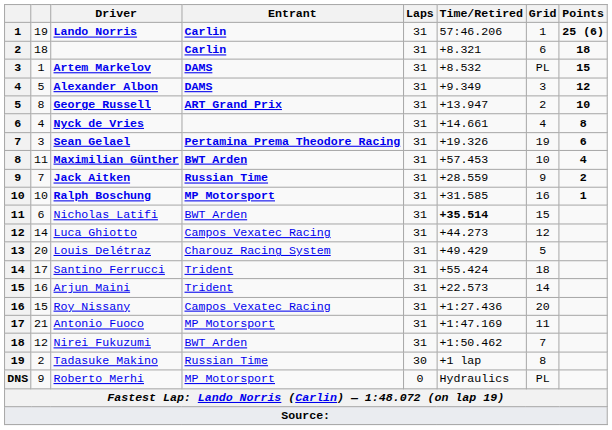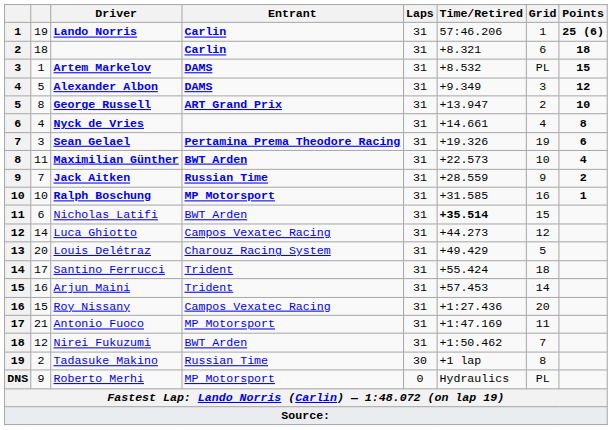(464, 160) +57.453 -> (464, 160) +22.573
(464, 288) +22.573 -> (464, 288) +57.453
